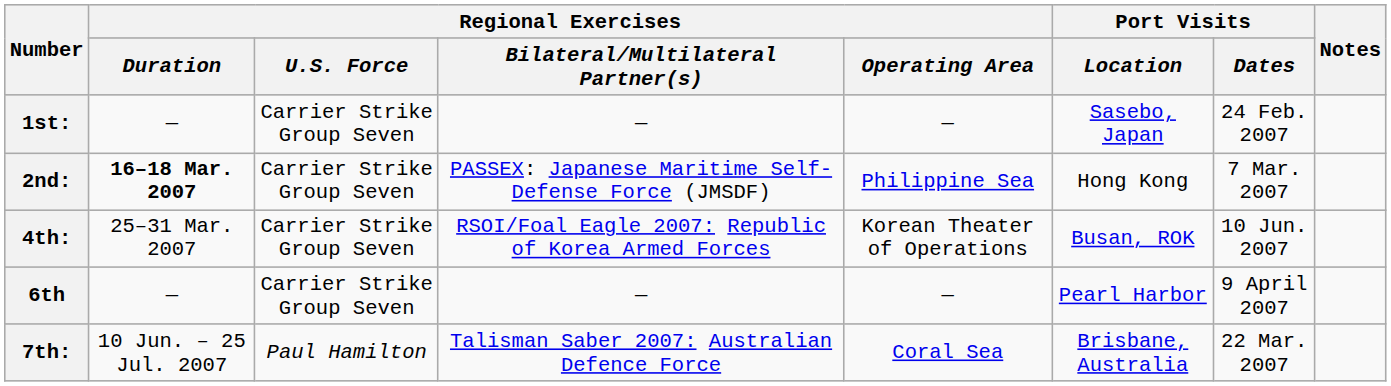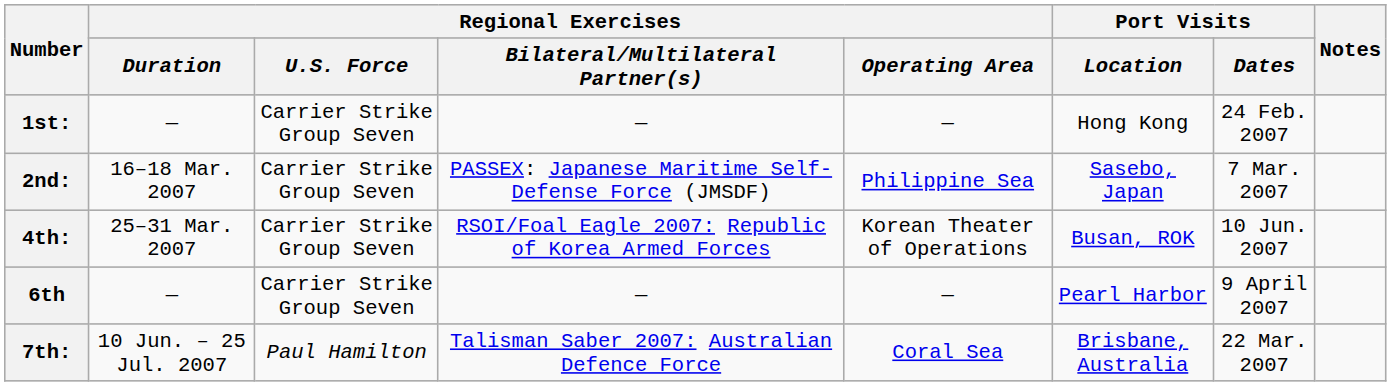(1133, 124) Sasebo, Japan -> (1133, 124) Hong Kong
(172, 181) bold -> (172, 181) normal
(1133, 181) Hong Kong -> (1133, 181) Sasebo, Japan
